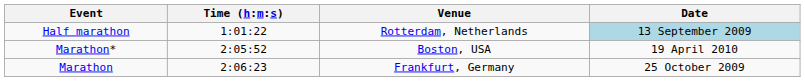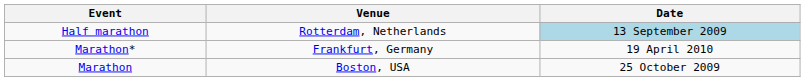- column: (244, 14)
(454, 50) Boston, USA -> (373, 50) Frankfurt, Germany
(454, 68) Frankfurt, Germany -> (373, 68) Boston, USA
